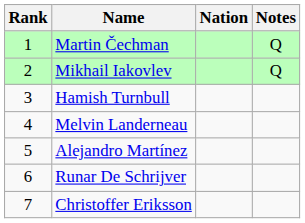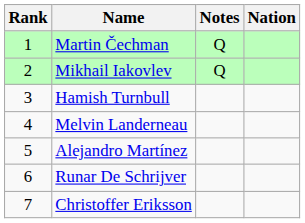columns swapped: (224, 17) <-> (276, 17)
